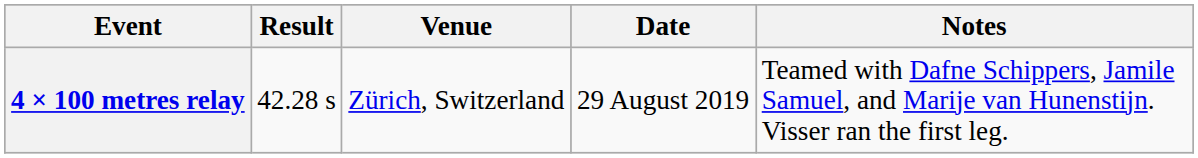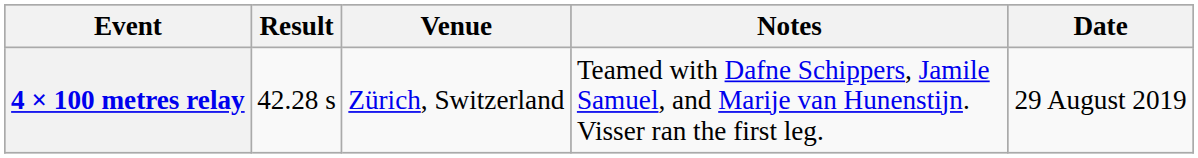columns swapped: (663, 26) <-> (974, 26)
